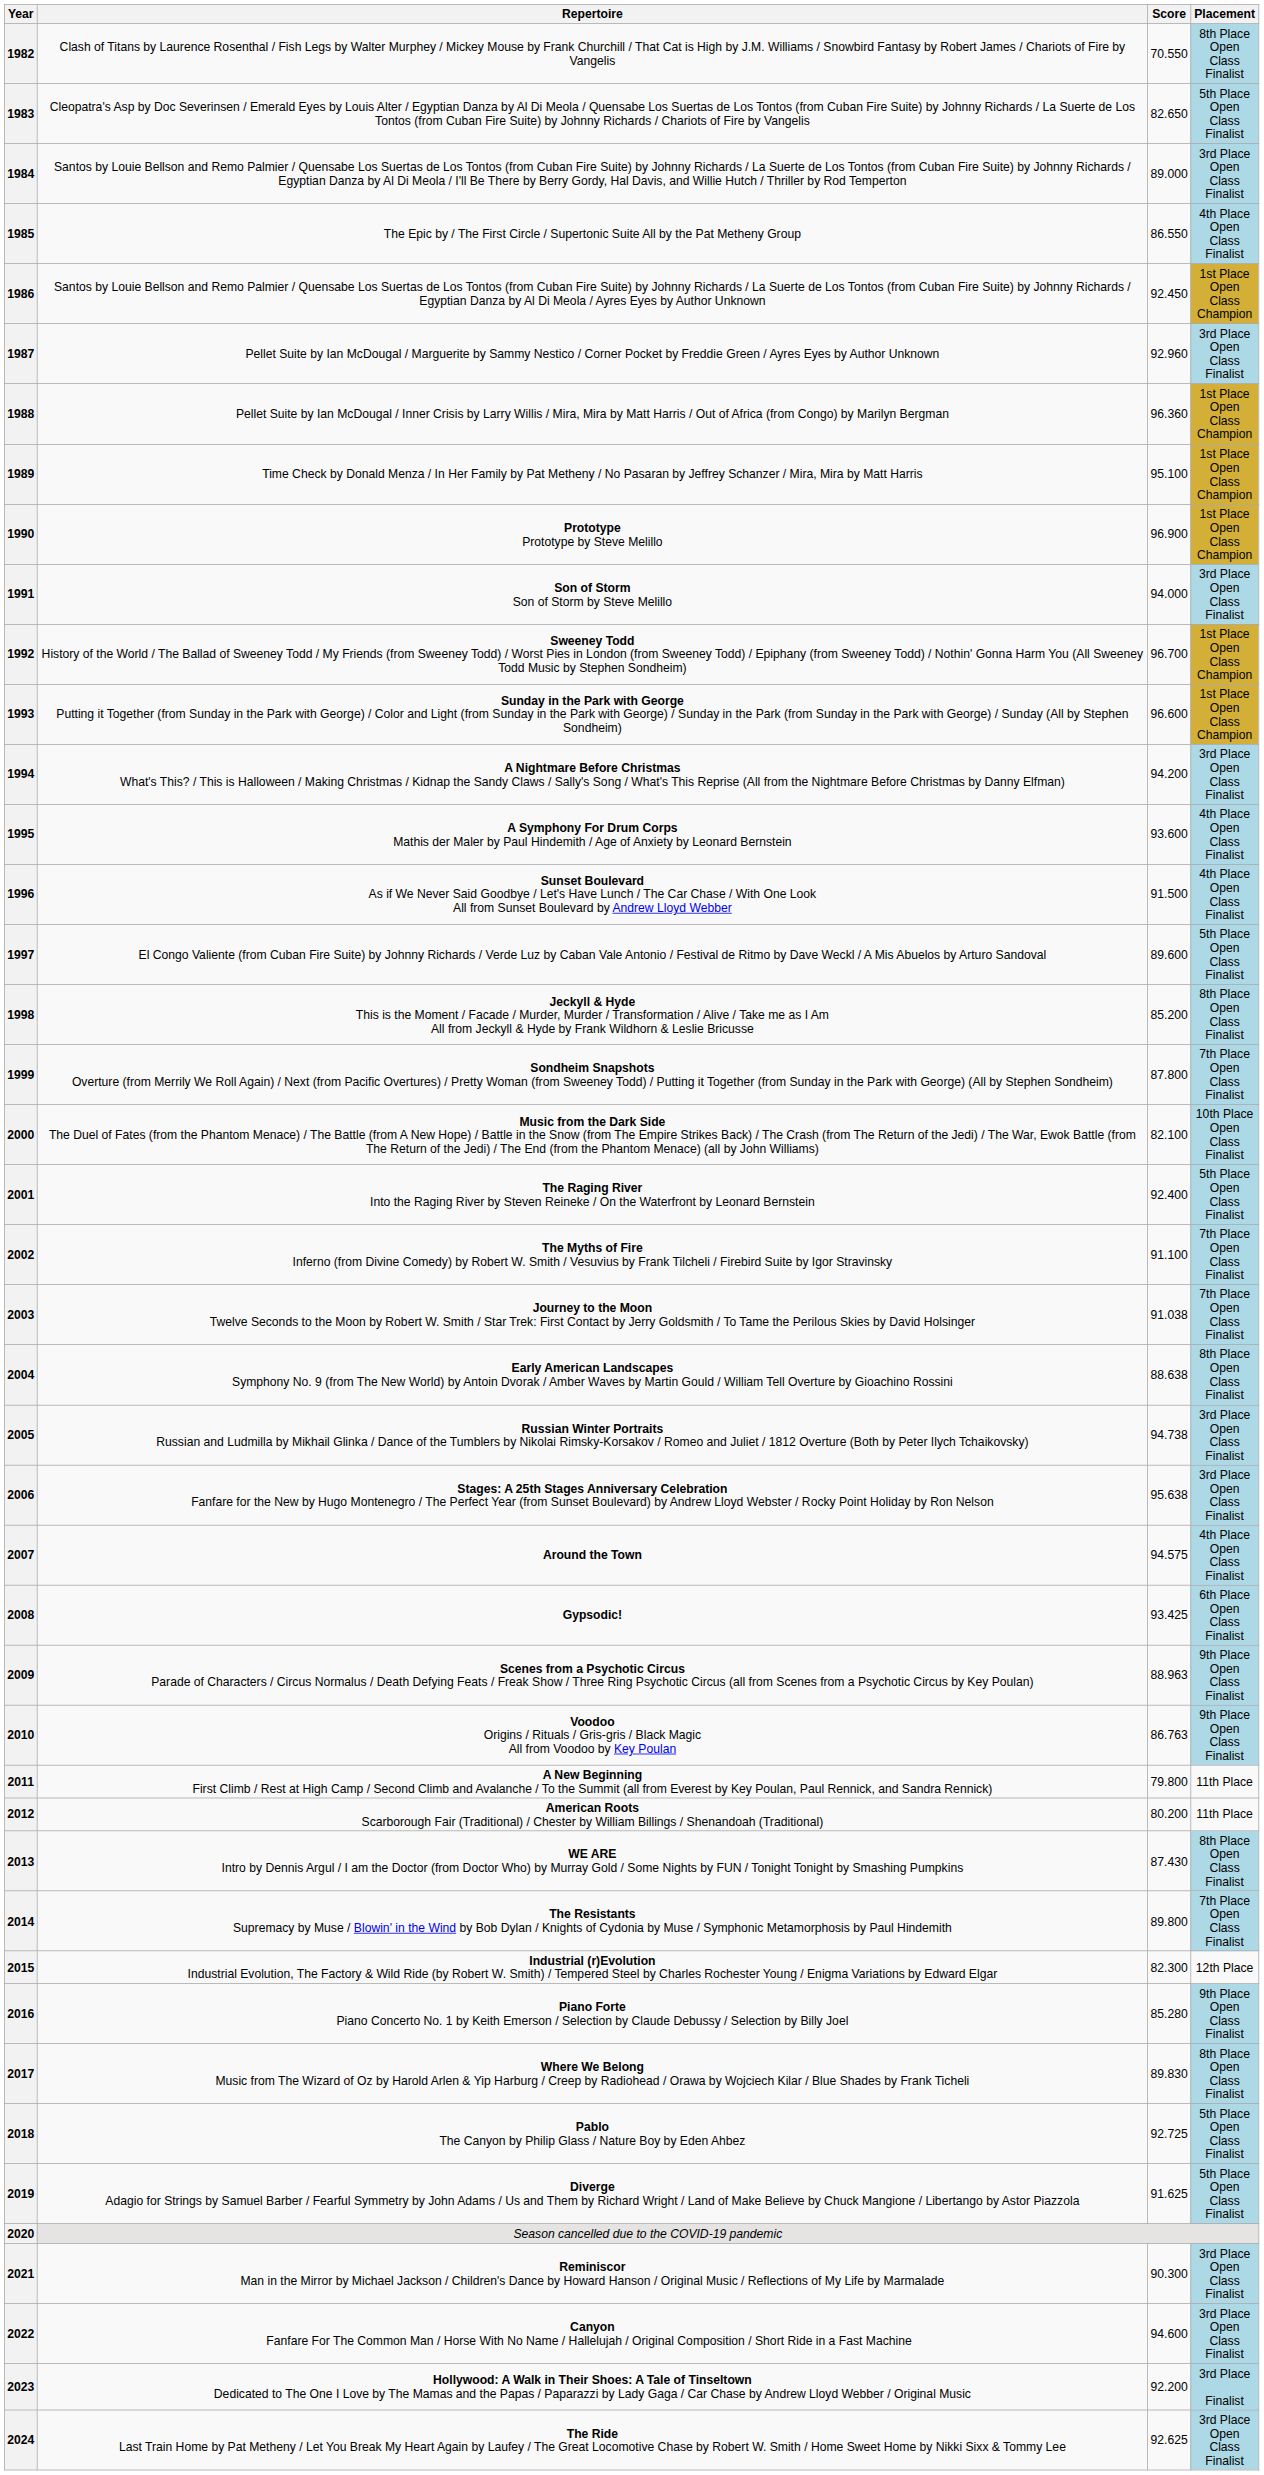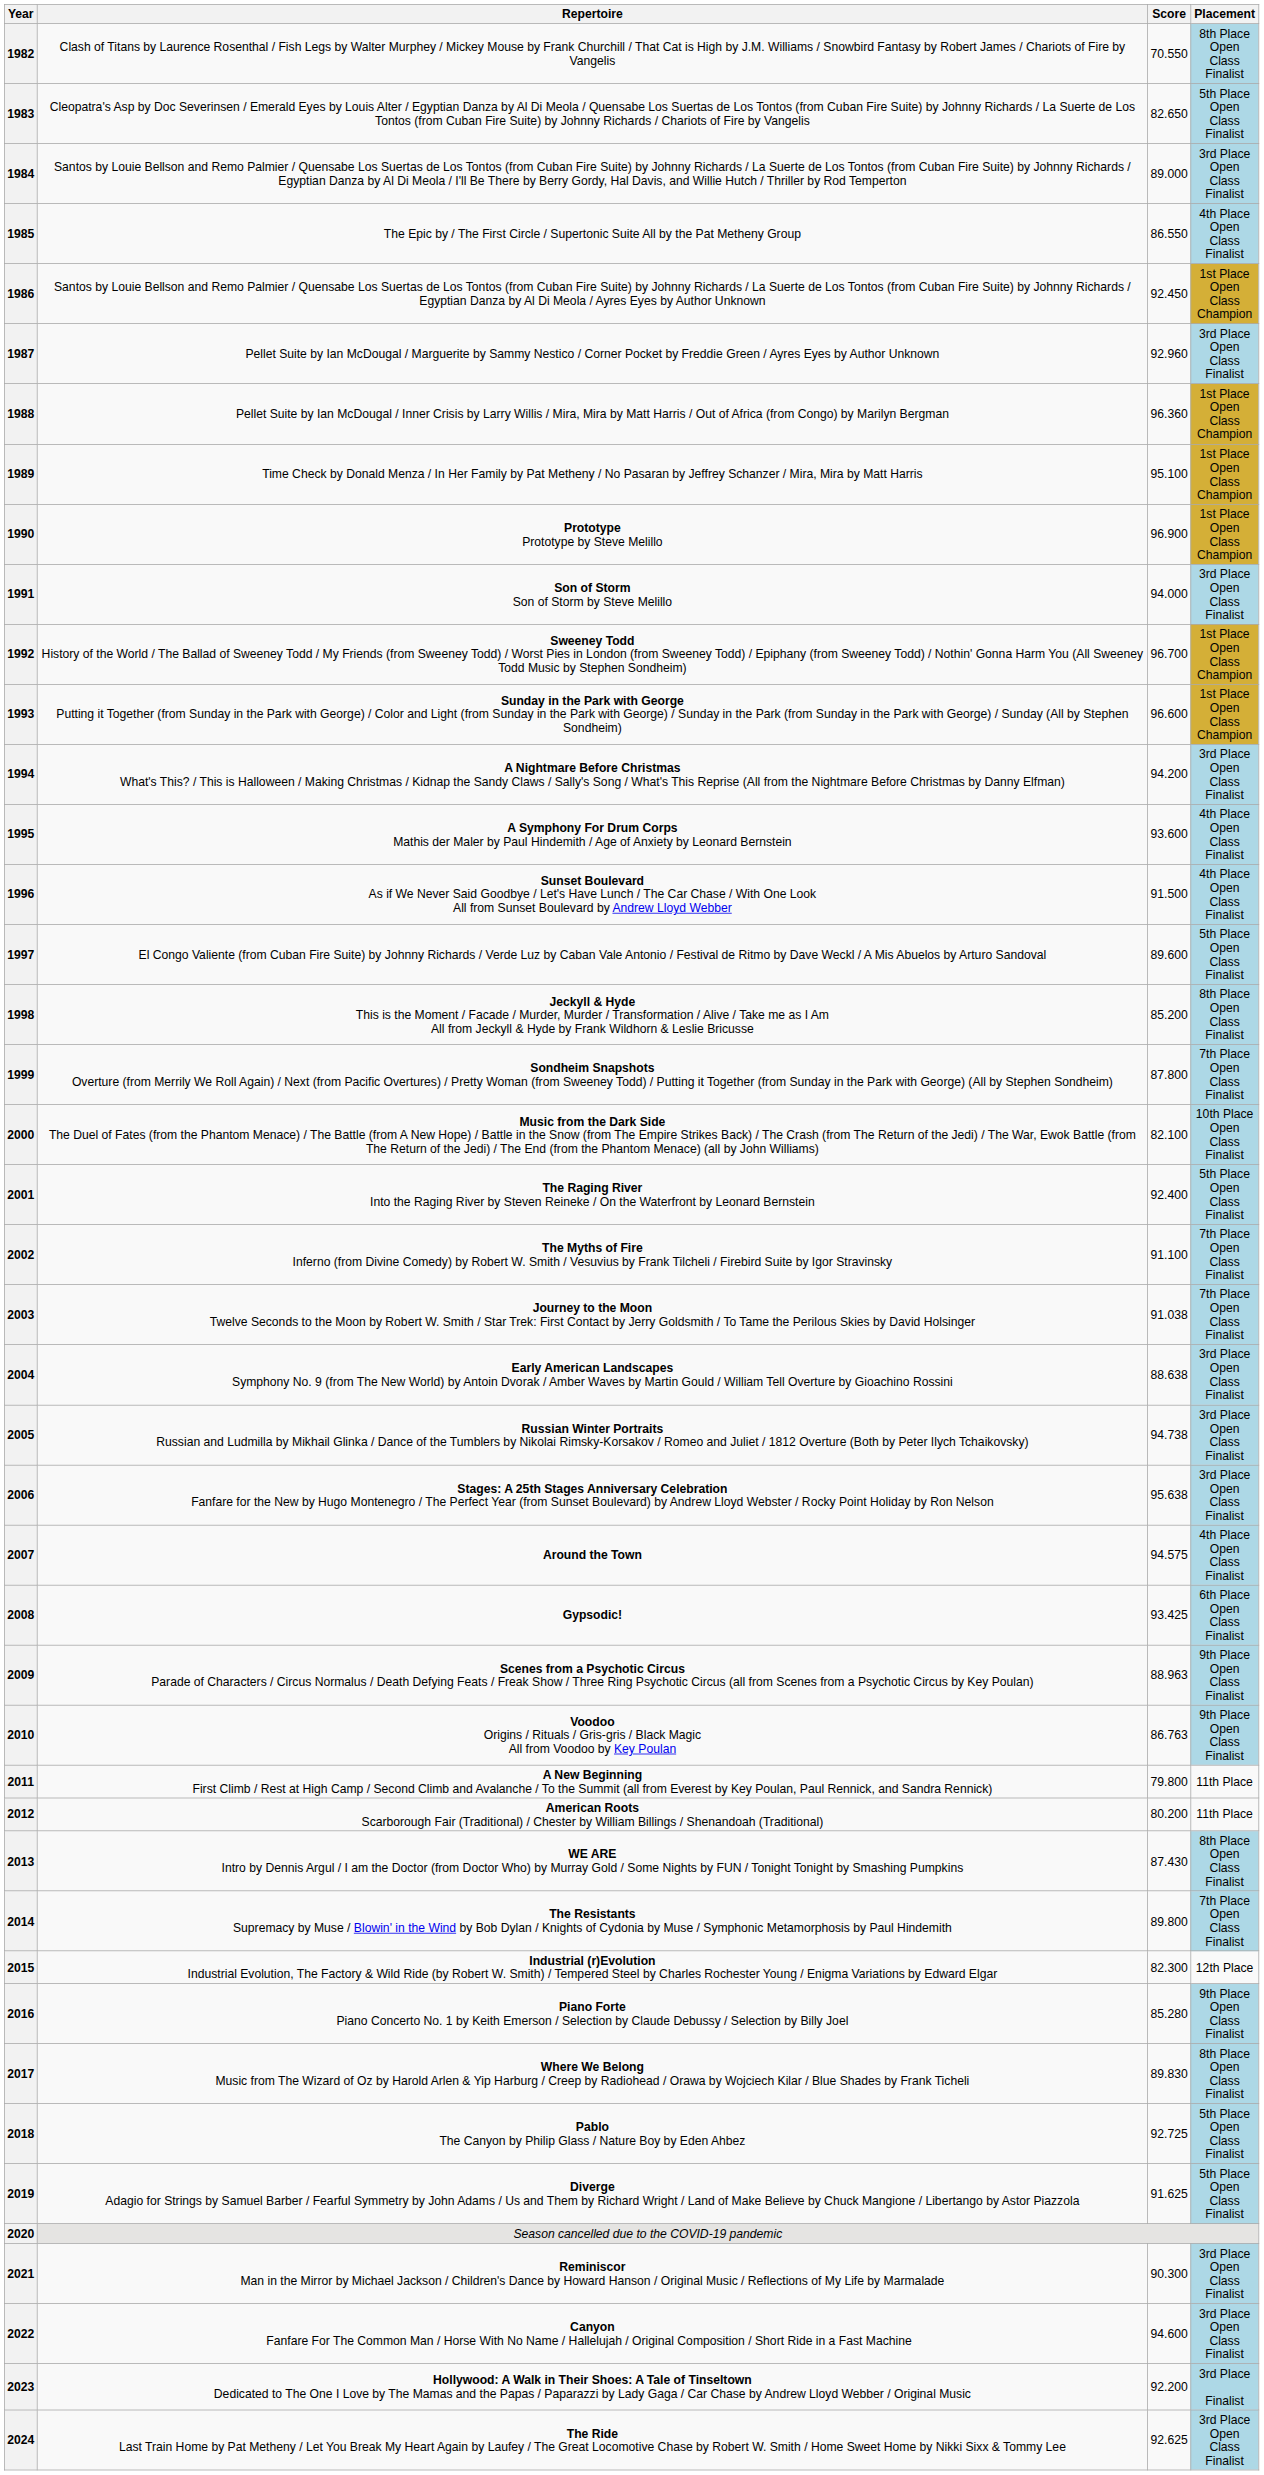(1225, 1375) 8th Place Open Class Finalist -> (1225, 1375) 3rd Place Open Class Finalist
